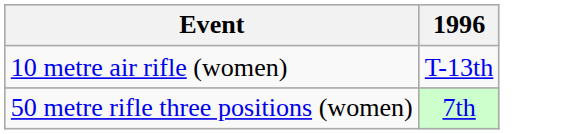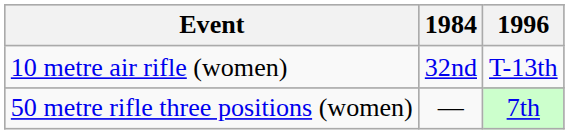+ column: (451, 25)
